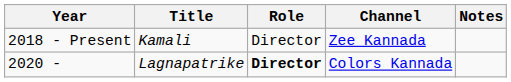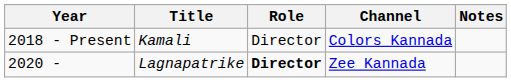(377, 40) Zee Kannada -> (390, 40) Colors Kannada
(390, 64) Colors Kannada -> (377, 64) Zee Kannada
